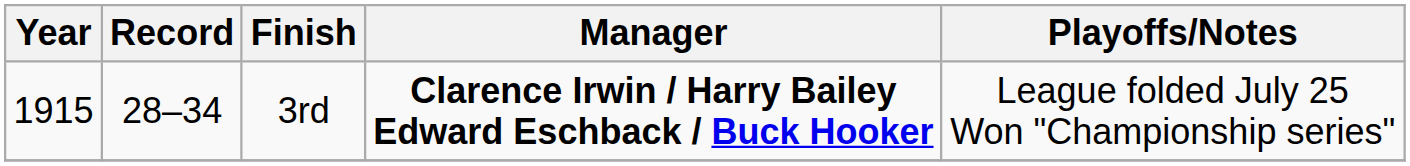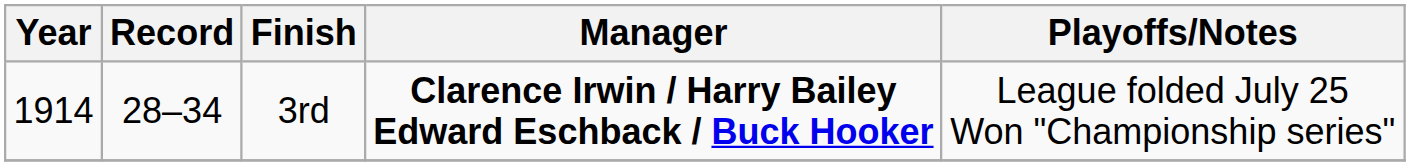(53, 110) 1915 -> (53, 110) 1914
